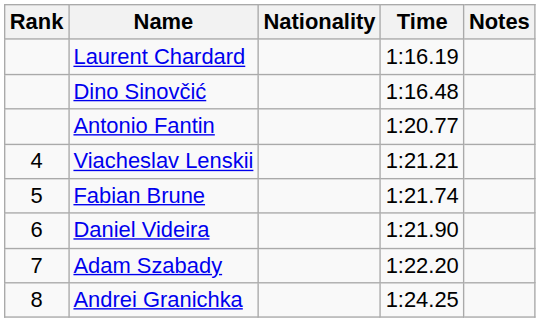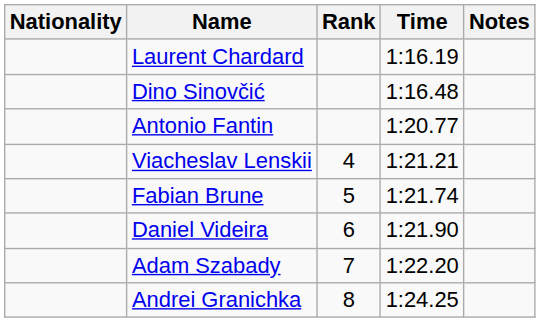columns swapped: (37, 21) <-> (320, 21)
